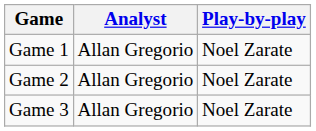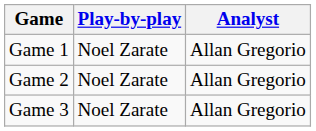columns swapped: (254, 19) <-> (135, 19)
